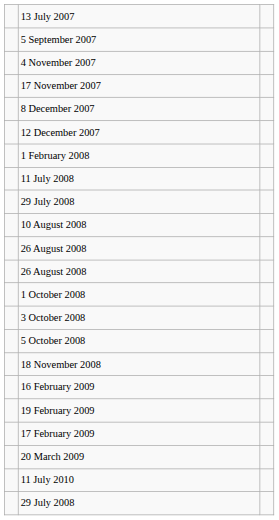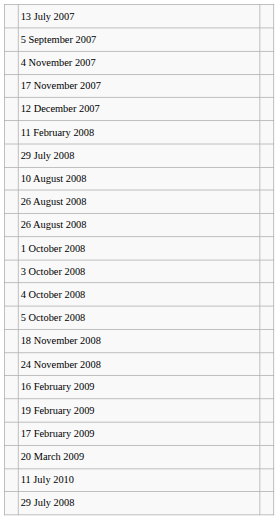- row: (11, 109)
- row: (11, 155)
+ row: (11, 132)
- row: (11, 179)
+ row: (11, 295)
+ row: (11, 364)
